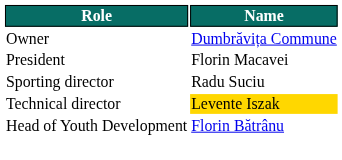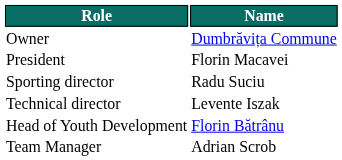(235, 103) gold background -> (235, 103) no background
+ row: (54, 147)
